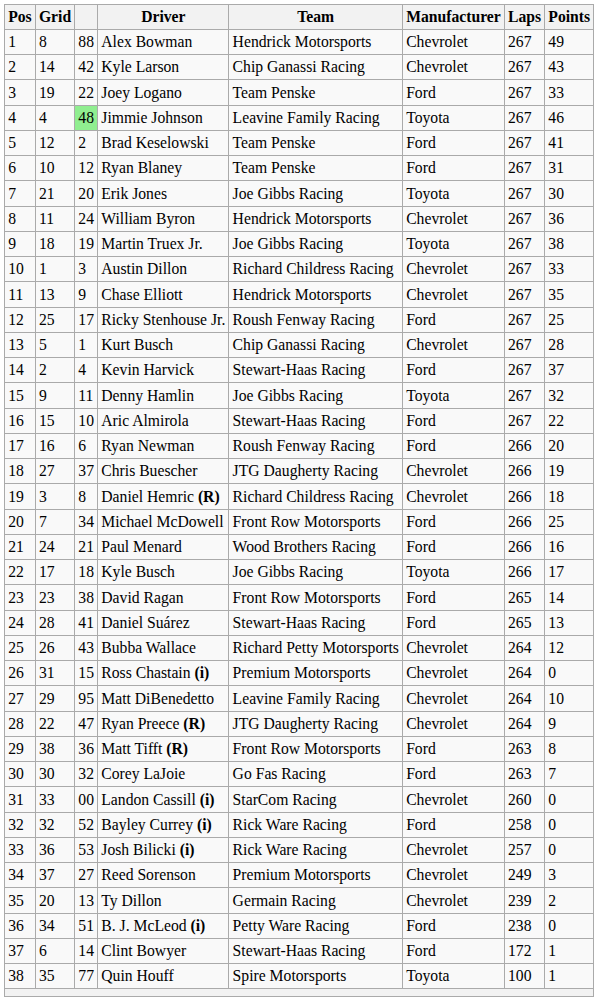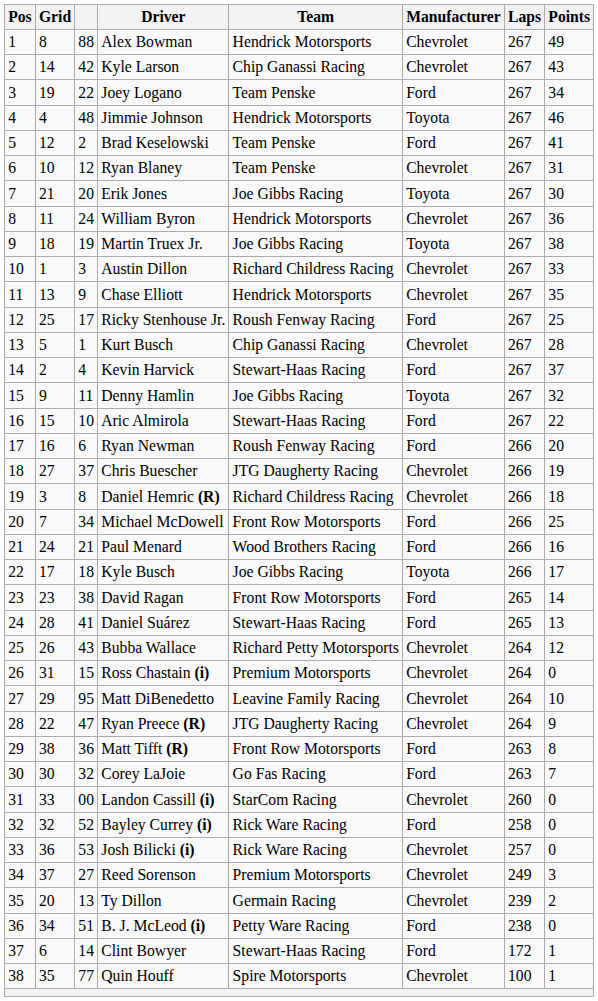(556, 92) 33 -> (556, 92) 34
(86, 117) lightgreen background -> (86, 117) no background
(306, 117) Leavine Family Racing -> (302, 117) Hendrick Motorsports
(421, 168) Ford -> (437, 168) Chevrolet
(428, 976) Toyota -> (437, 976) Chevrolet
